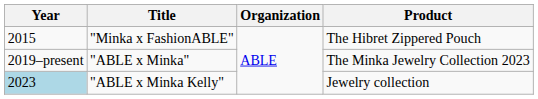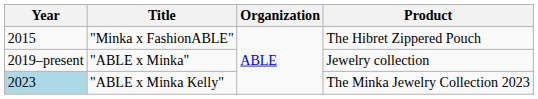(428, 60) The Minka Jewelry Collection 2023 -> (378, 60) Jewelry collection
(378, 82) Jewelry collection -> (428, 82) The Minka Jewelry Collection 2023
